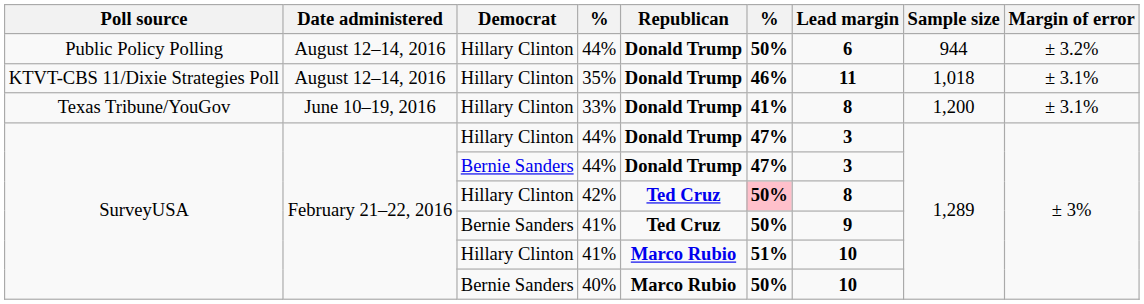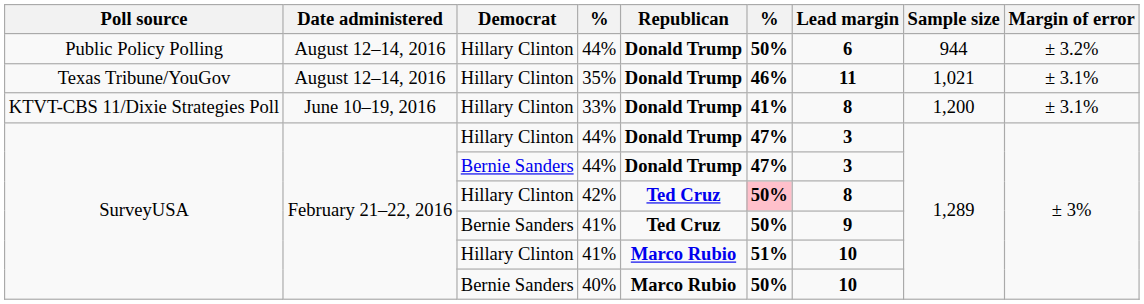(144, 78) KTVT-CBS 11/Dixie Strategies Poll -> (144, 78) Texas Tribune/YouGov
(954, 78) 1,018 -> (954, 78) 1,021
(144, 107) Texas Tribune/YouGov -> (144, 107) KTVT-CBS 11/Dixie Strategies Poll
